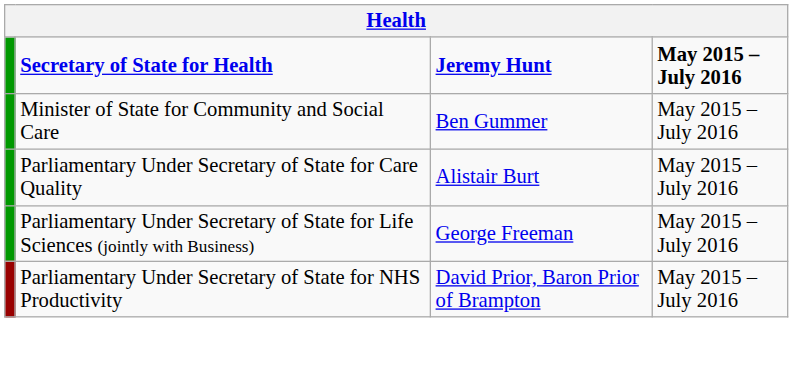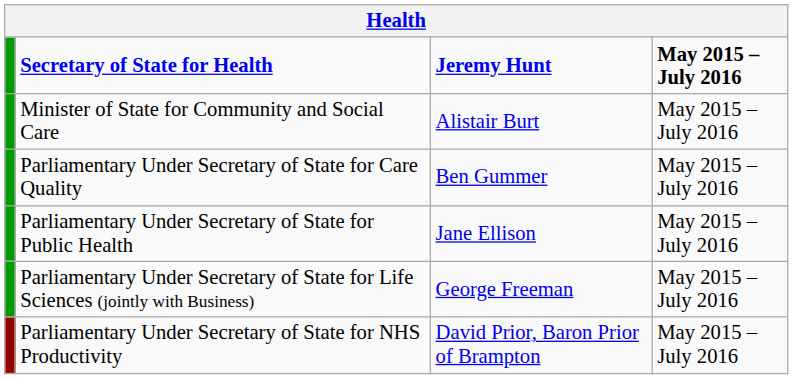(491, 121) Ben Gummer -> (487, 121) Alistair Burt
(487, 177) Alistair Burt -> (491, 177) Ben Gummer
+ row: (197, 233)
